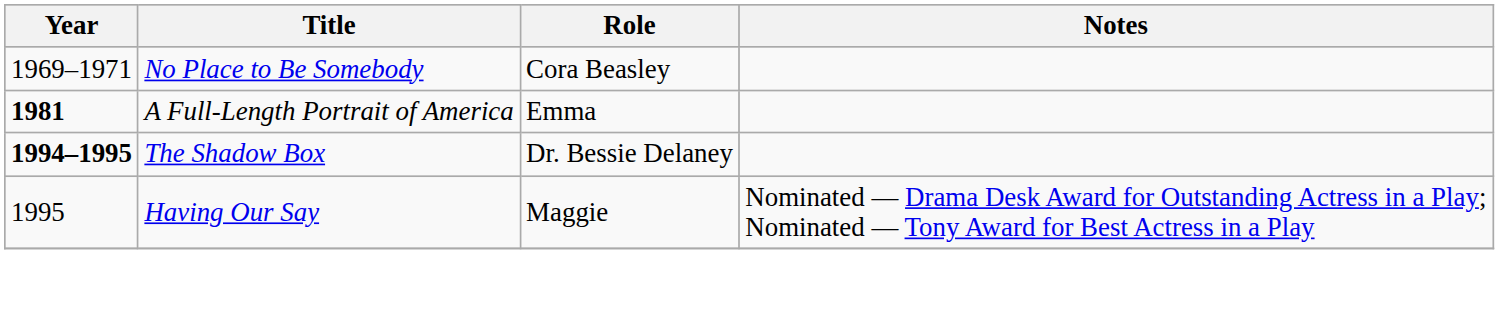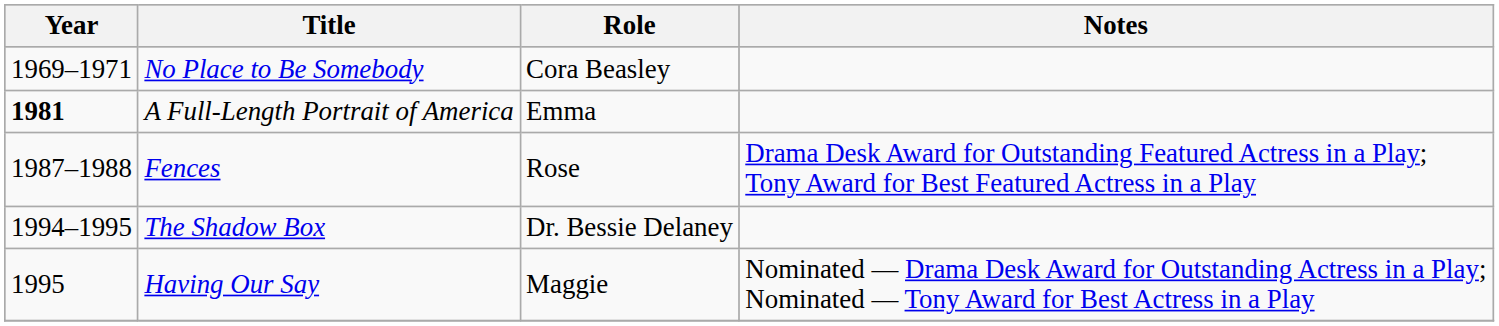+ row: (182, 168)
(72, 153) bold -> (72, 226) normal
